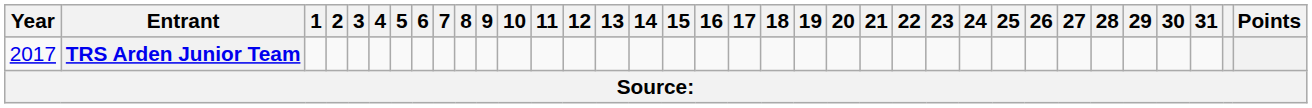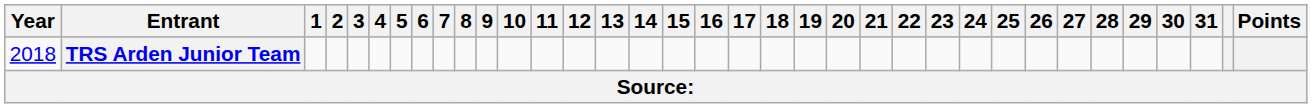(33, 54) 2017 -> (33, 54) 2018
